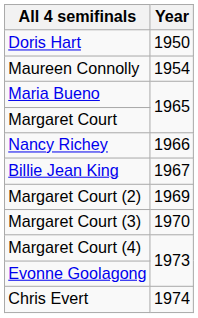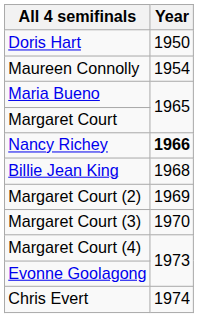(172, 145) normal -> (172, 145) bold
(172, 171) 1967 -> (172, 171) 1968
